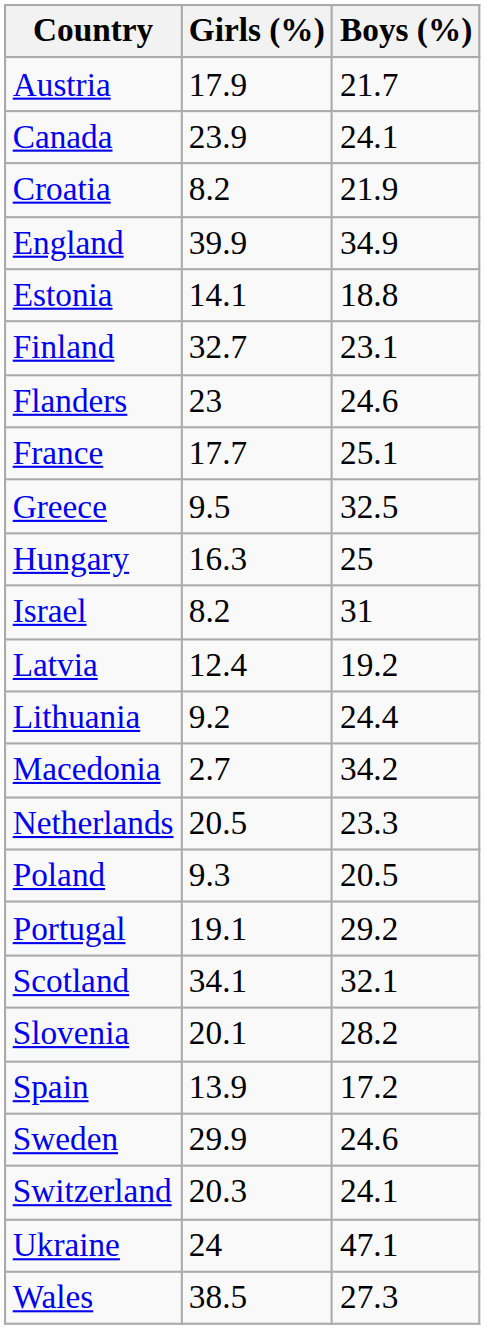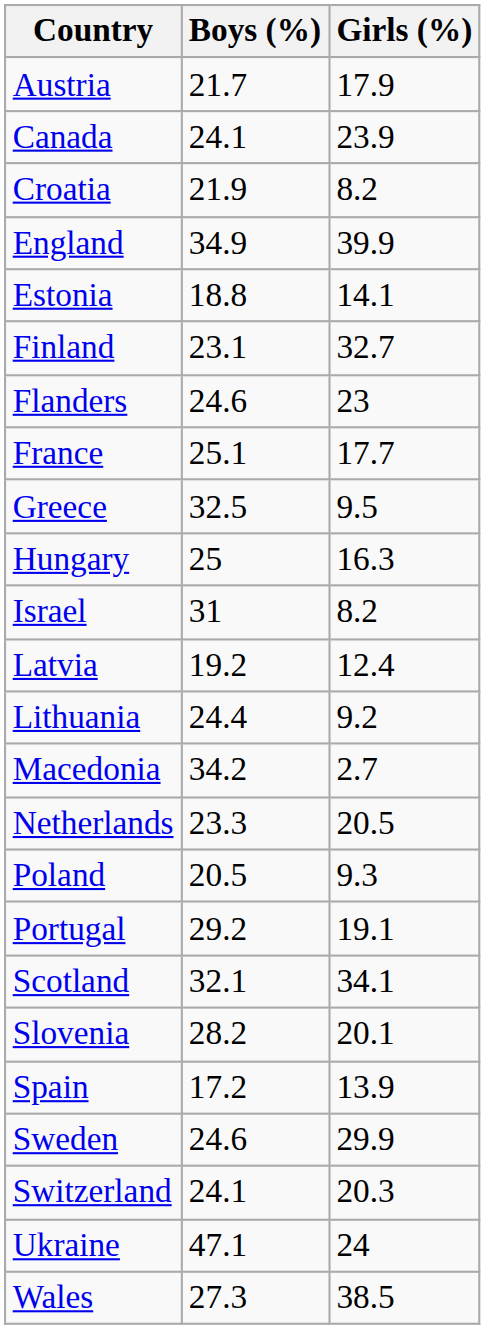columns swapped: (406, 30) <-> (257, 30)
